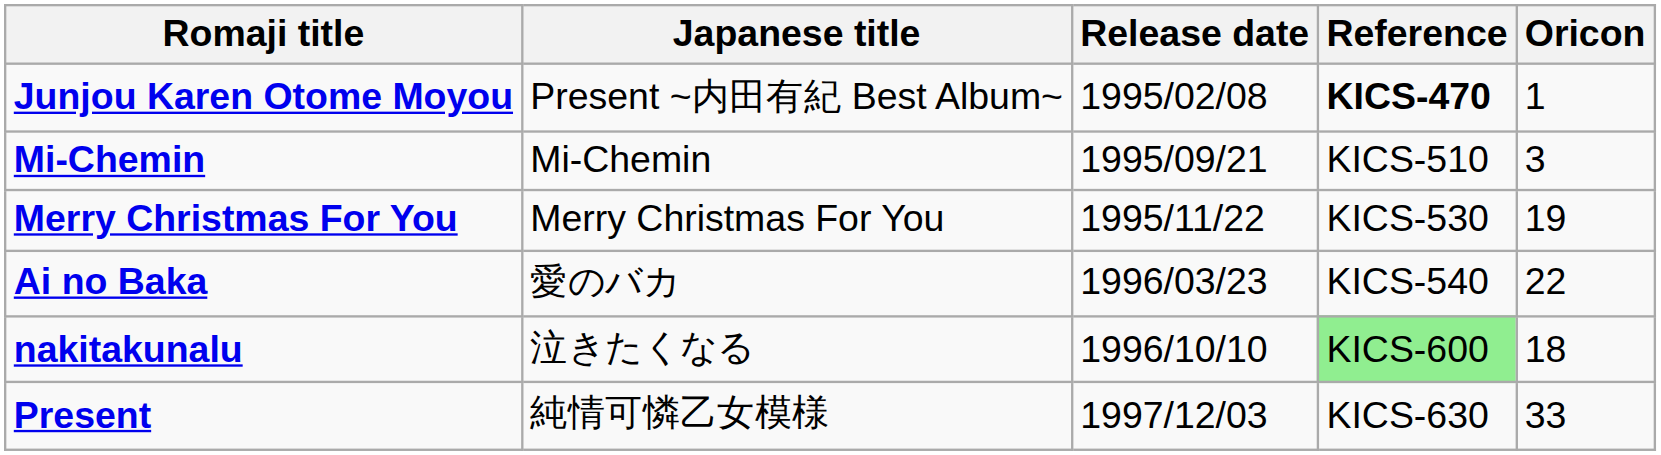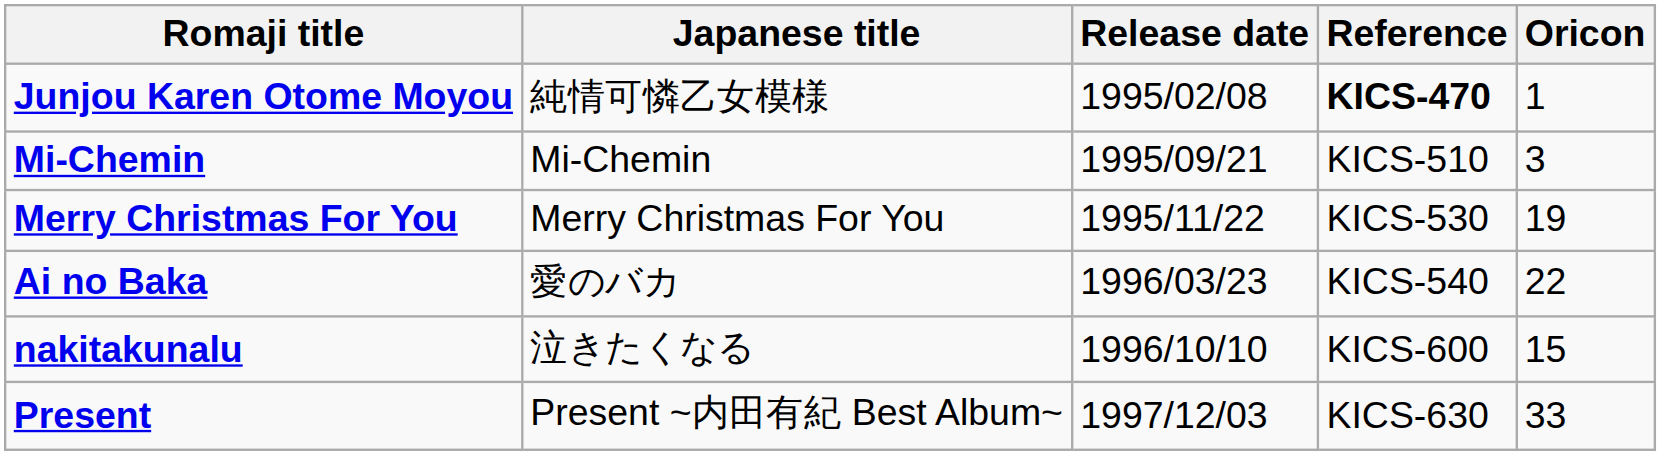(797, 95) Present ~内田有紀 Best Album~ -> (680, 95) 純情可憐乙女模様
(1408, 348) lightgreen background -> (1408, 348) no background
(1546, 348) 18 -> (1546, 348) 15
(680, 413) 純情可憐乙女模様 -> (797, 413) Present ~内田有紀 Best Album~
